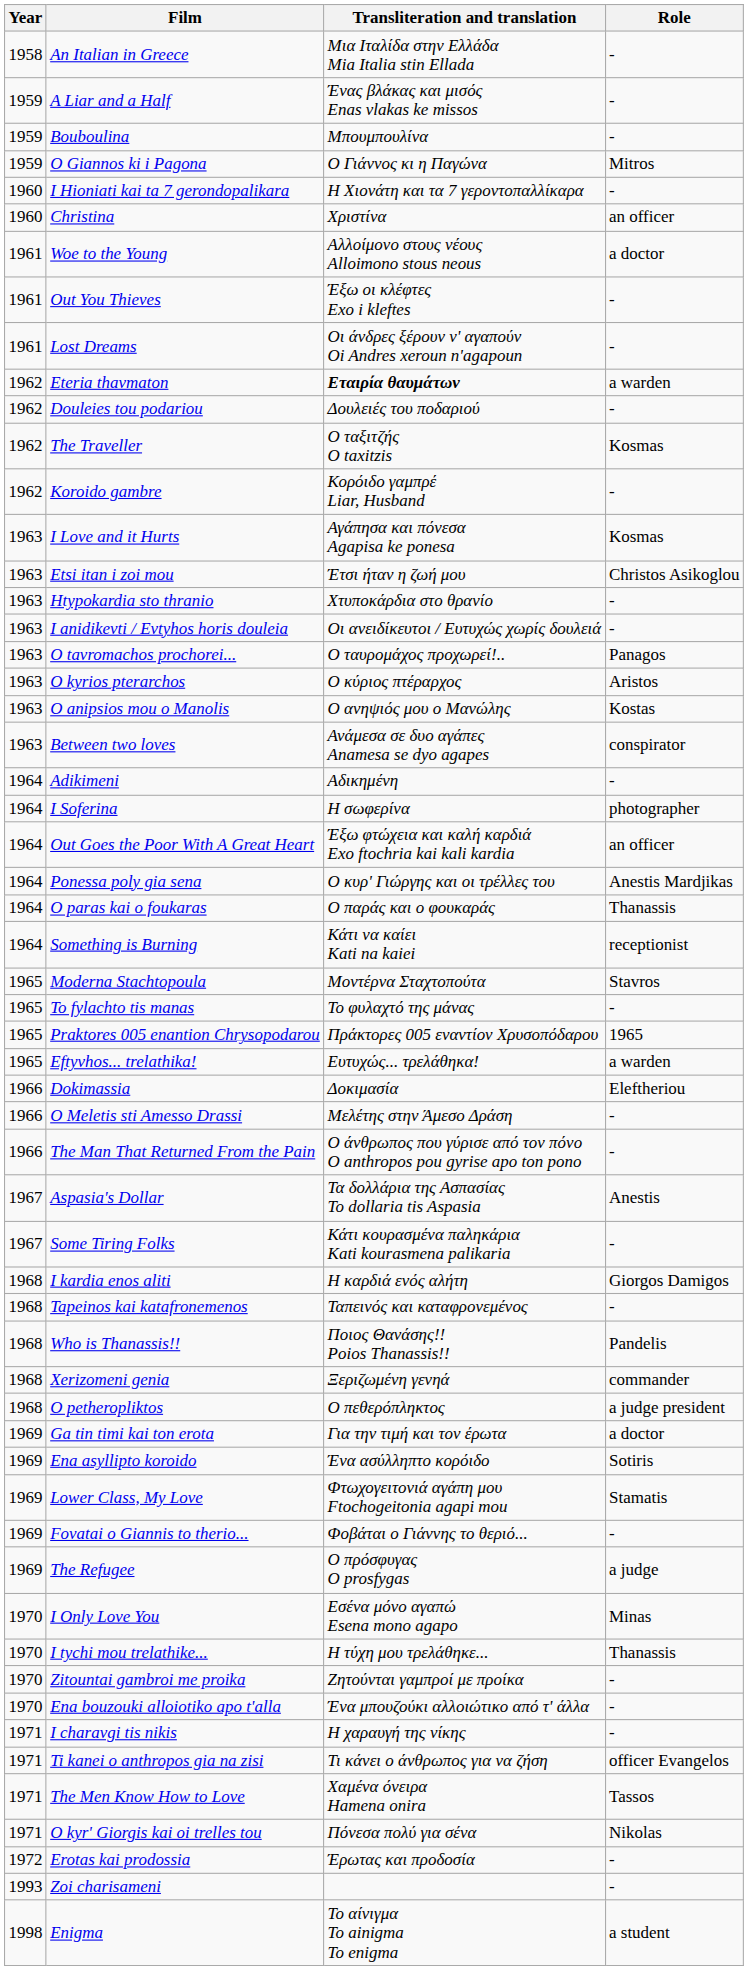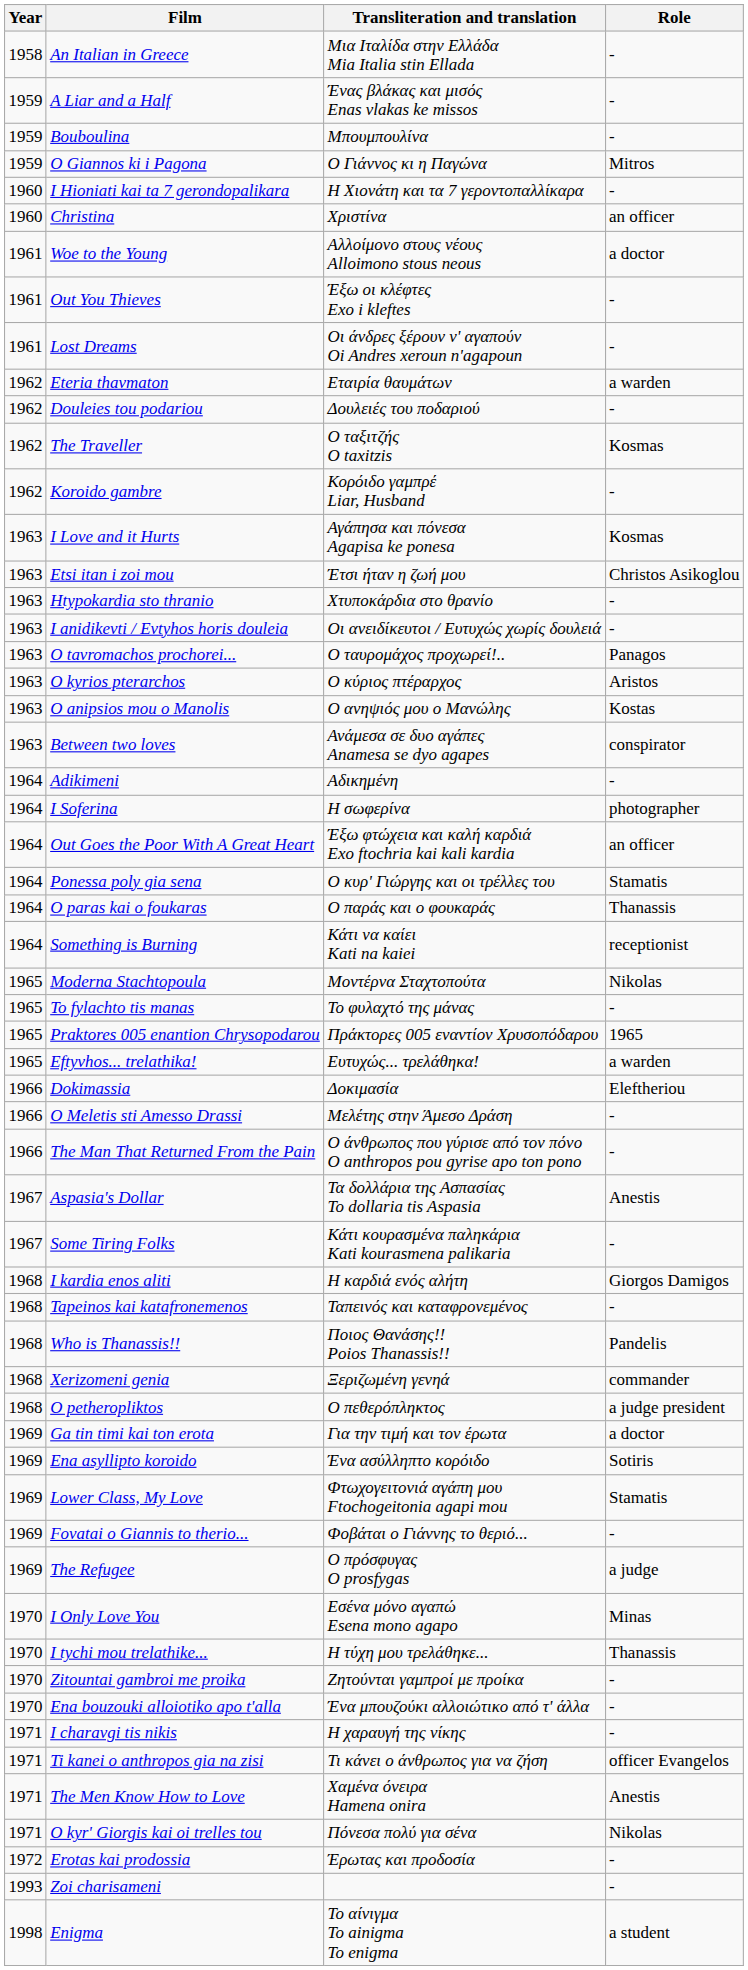(394, 382) bold -> (390, 382) normal
(671, 881) Anestis Mardjikas -> (638, 881) Stamatis
(634, 980) Stavros -> (635, 980) Nikolas
(632, 1796) Tassos -> (634, 1796) Anestis
